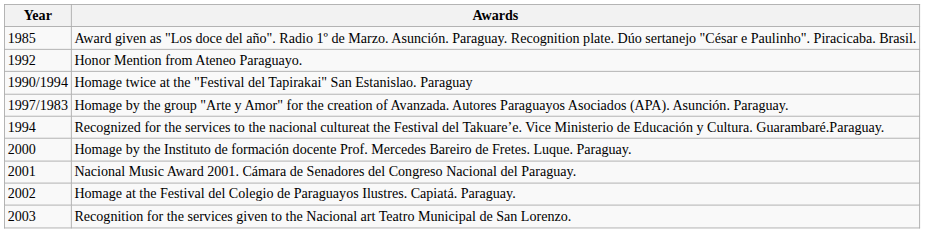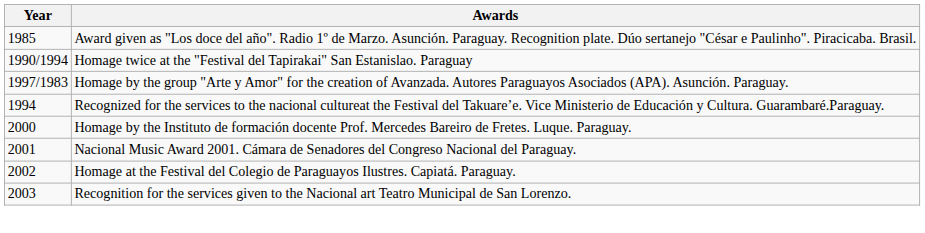- row: (188, 60)
